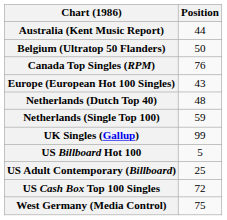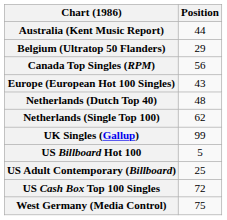(200, 48) 50 -> (200, 48) 29
(200, 65) 76 -> (200, 65) 56
(200, 118) 59 -> (200, 118) 62
